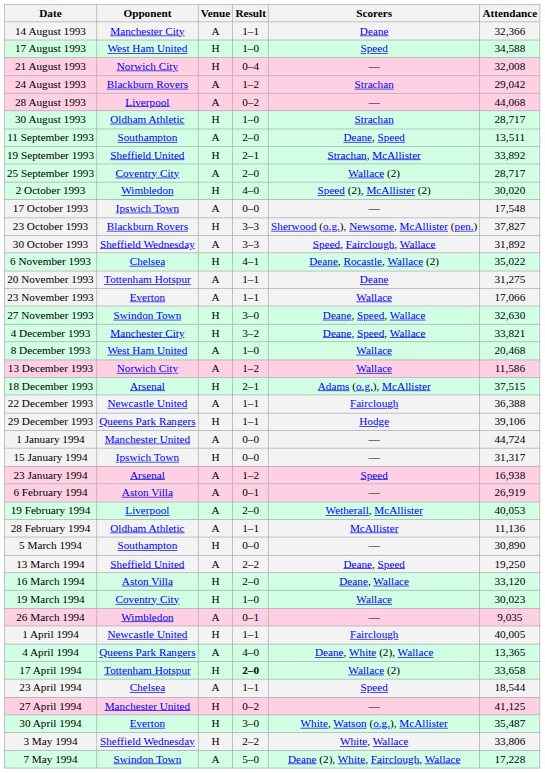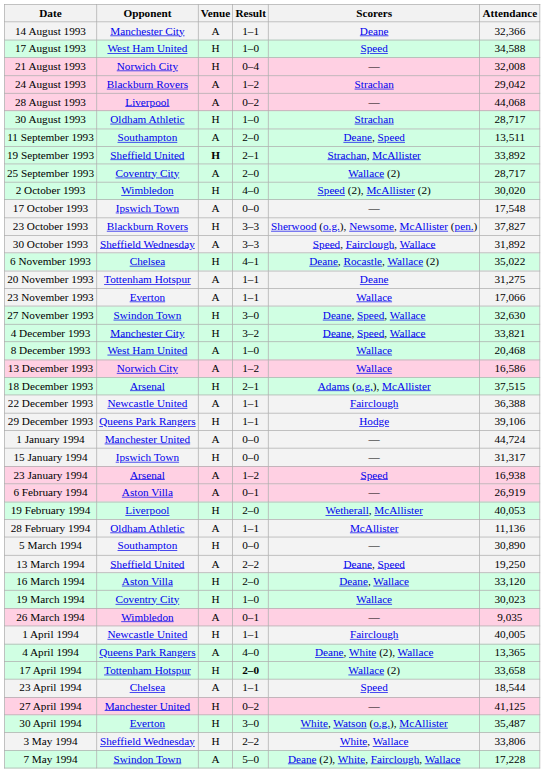(216, 155) normal -> (216, 155) bold
(510, 368) 11,586 -> (510, 368) 16,586
(216, 510) A -> (216, 510) H
